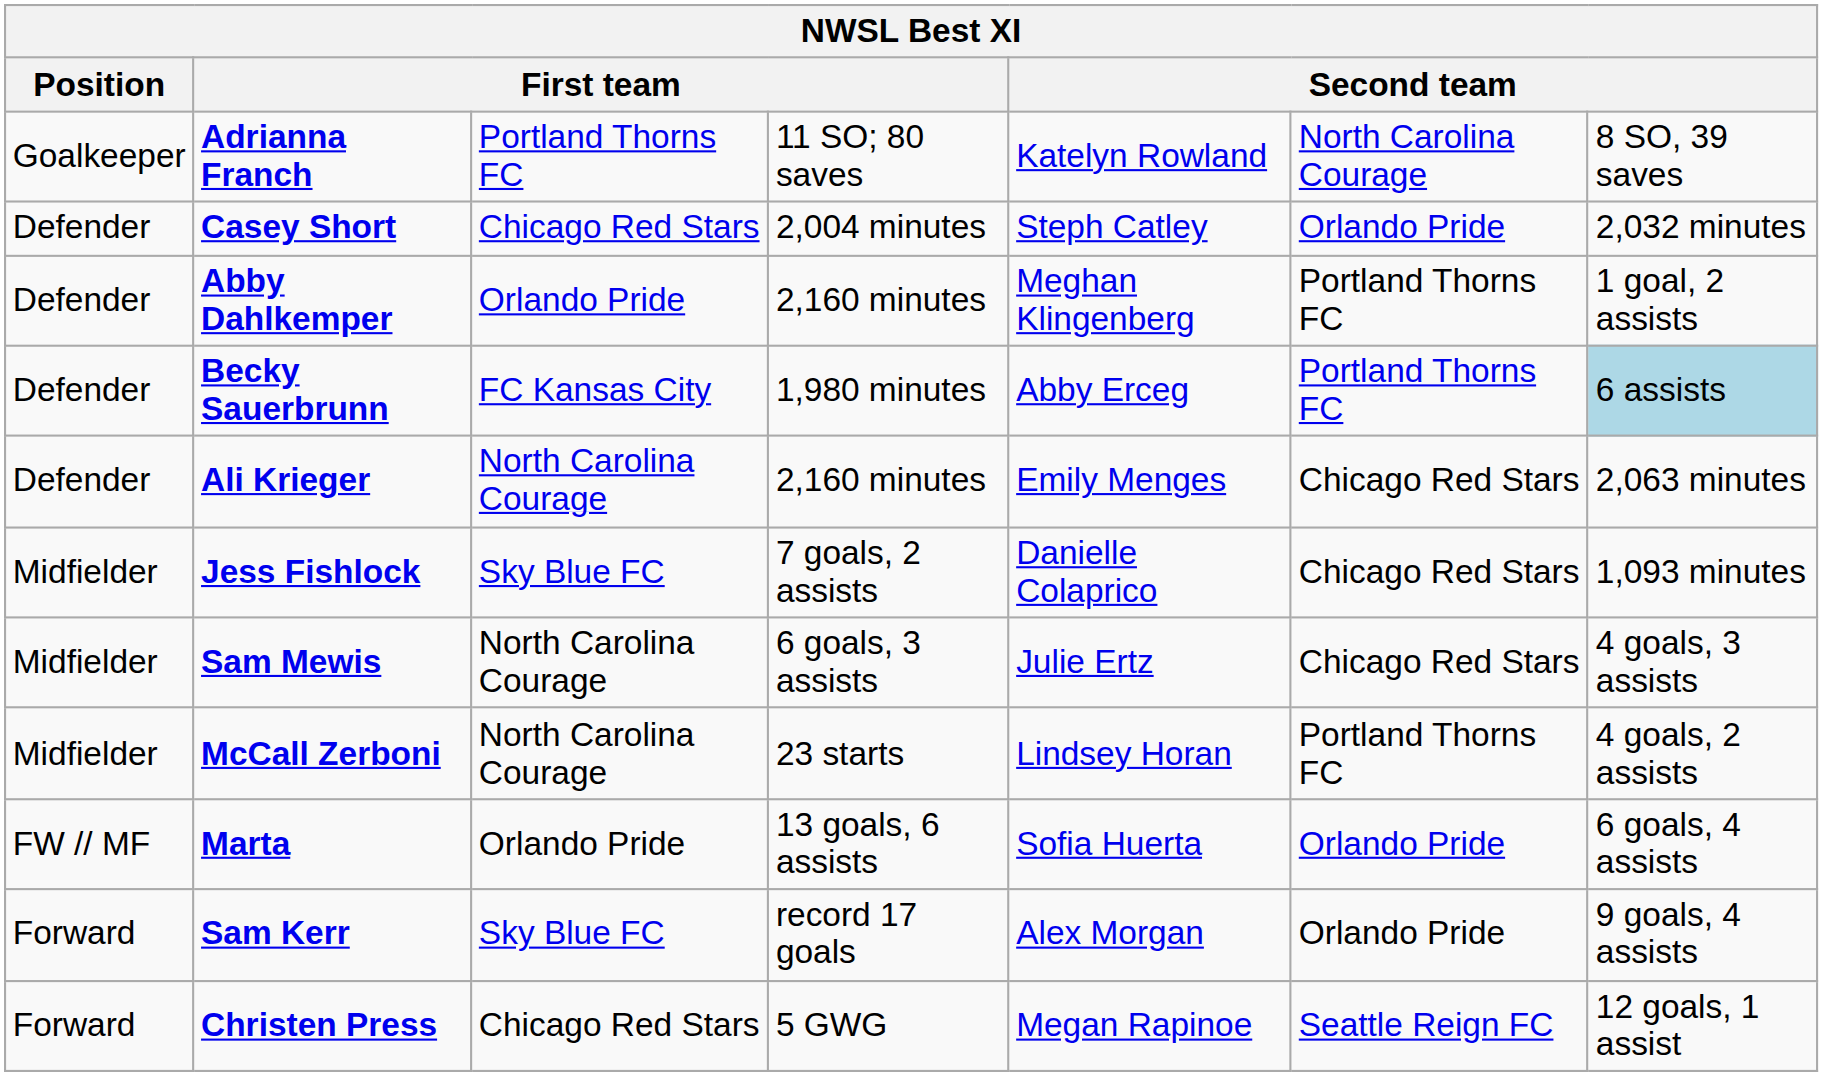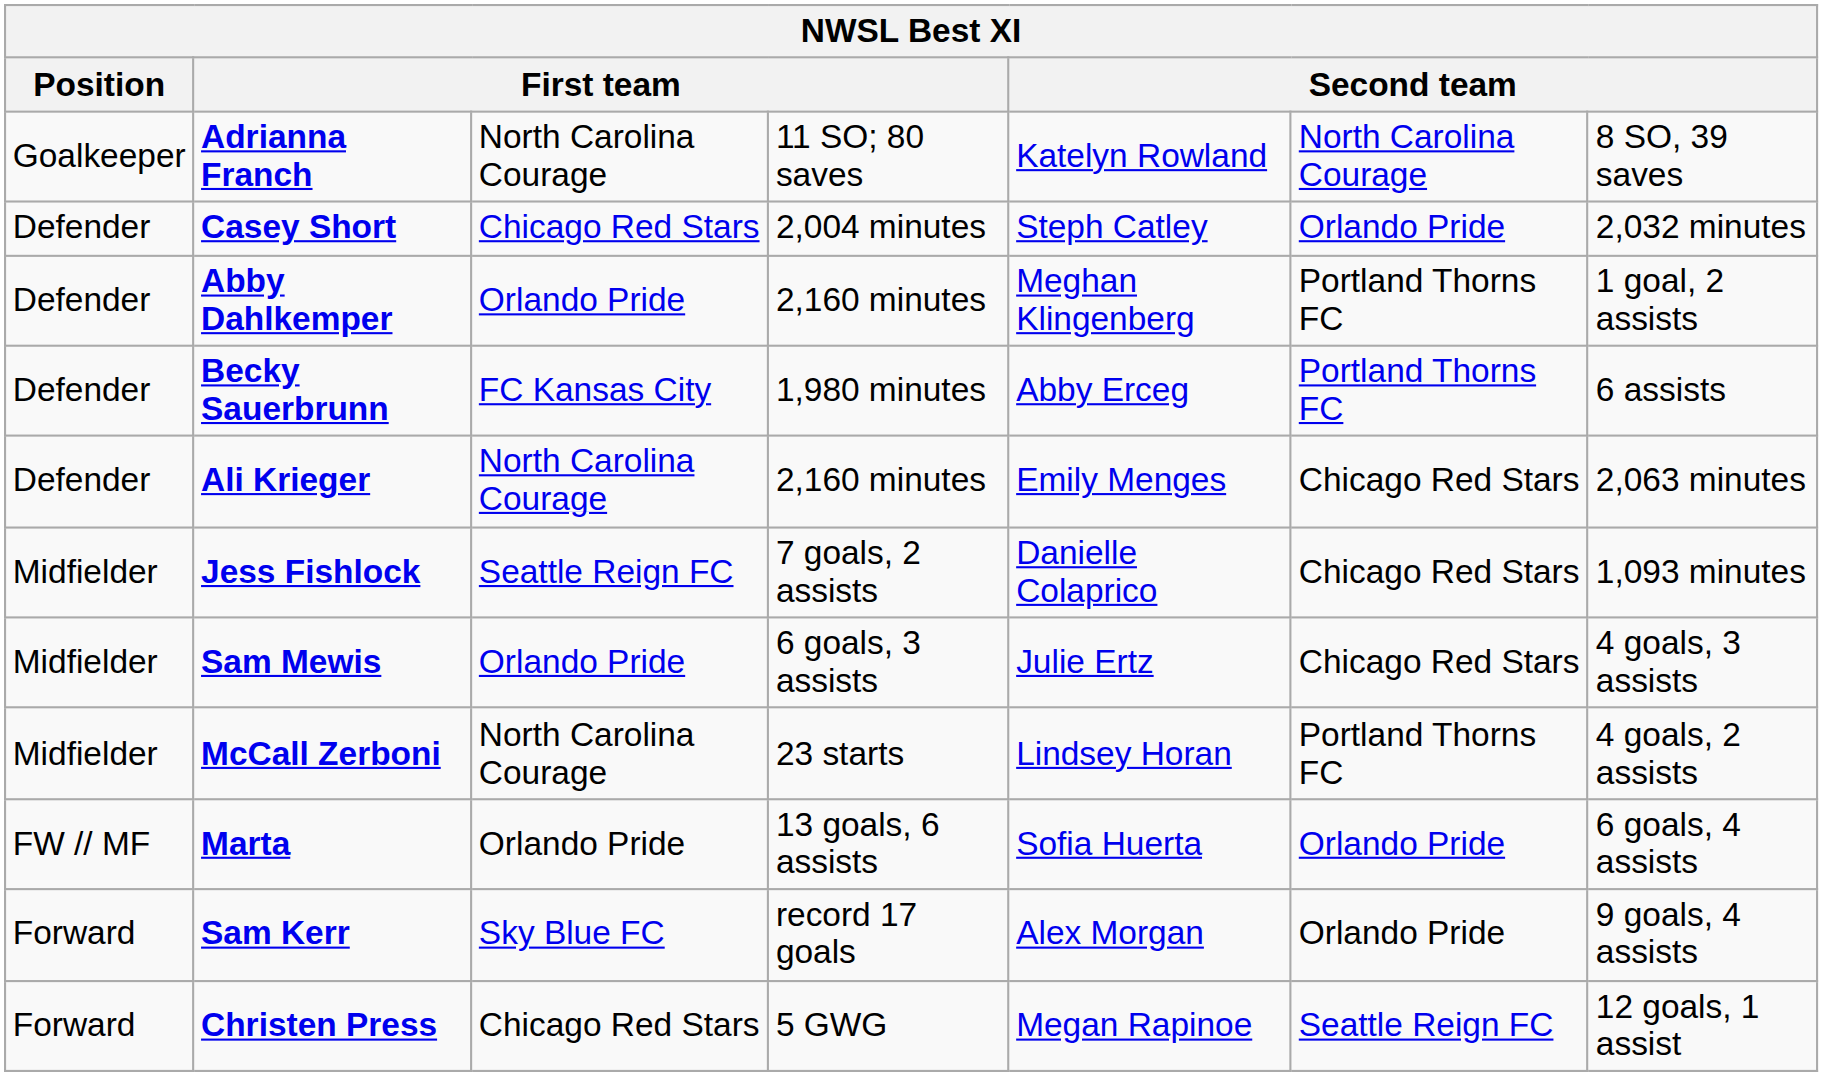(598, 155) Portland Thorns FC -> (587, 155) North Carolina Courage
(1661, 390) lightblue background -> (1661, 390) no background
(572, 571) Sky Blue FC -> (606, 571) Seattle Reign FC
(587, 662) North Carolina Courage -> (582, 662) Orlando Pride
